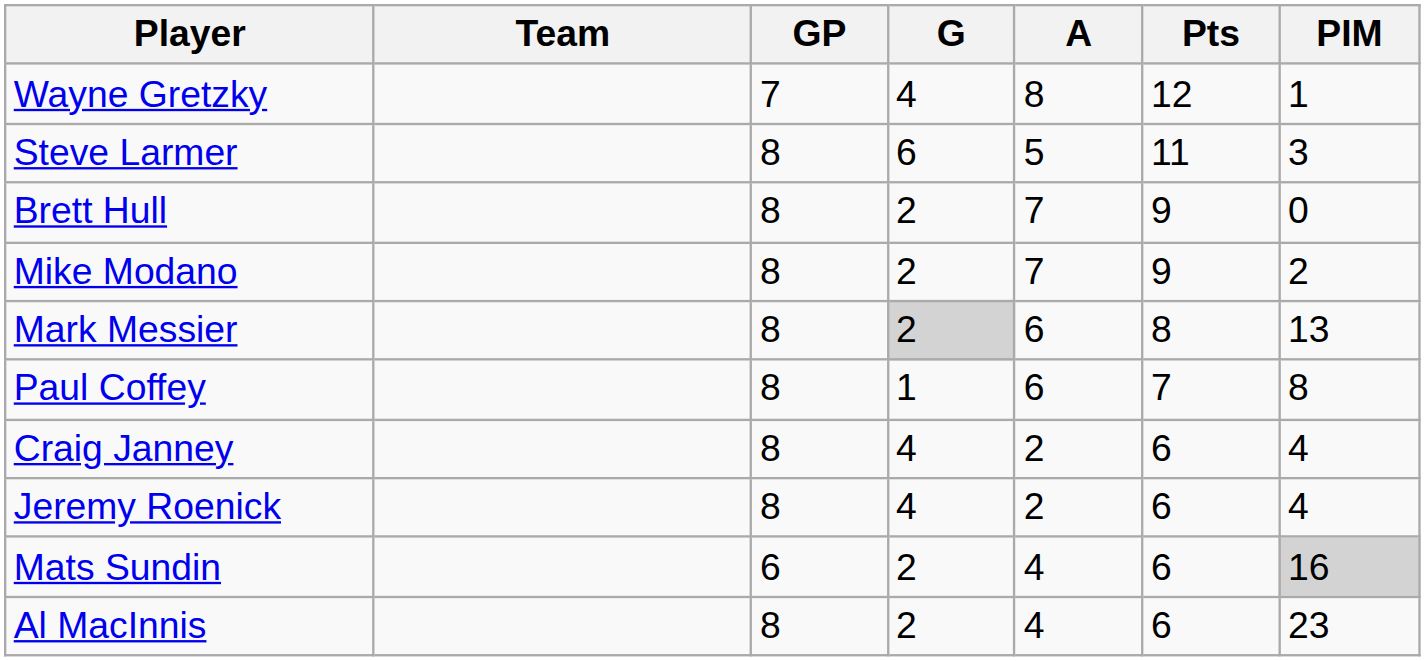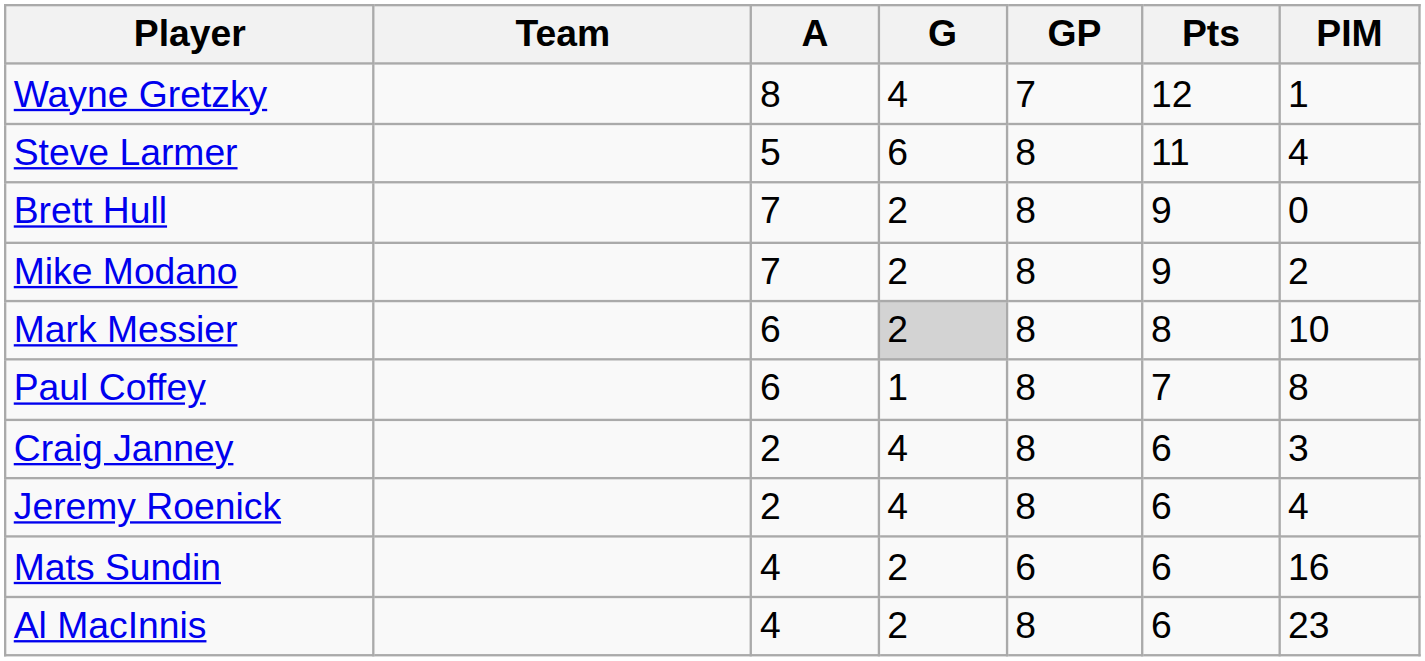columns swapped: (819, 34) <-> (1079, 34)
(1298, 152) 3 -> (1298, 152) 4
(1309, 329) 13 -> (1309, 329) 10
(1298, 447) 4 -> (1298, 447) 3
(1309, 566) lightgrey background -> (1309, 566) no background
